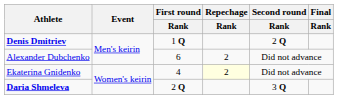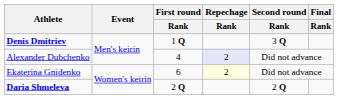(279, 42) 2 Q -> (279, 42) 3 Q
(178, 57) 6 -> (178, 57) 4
(226, 57) no background -> (226, 57) lavender background
(178, 72) 4 -> (178, 72) 6
(279, 87) 3 Q -> (279, 87) 2 Q
